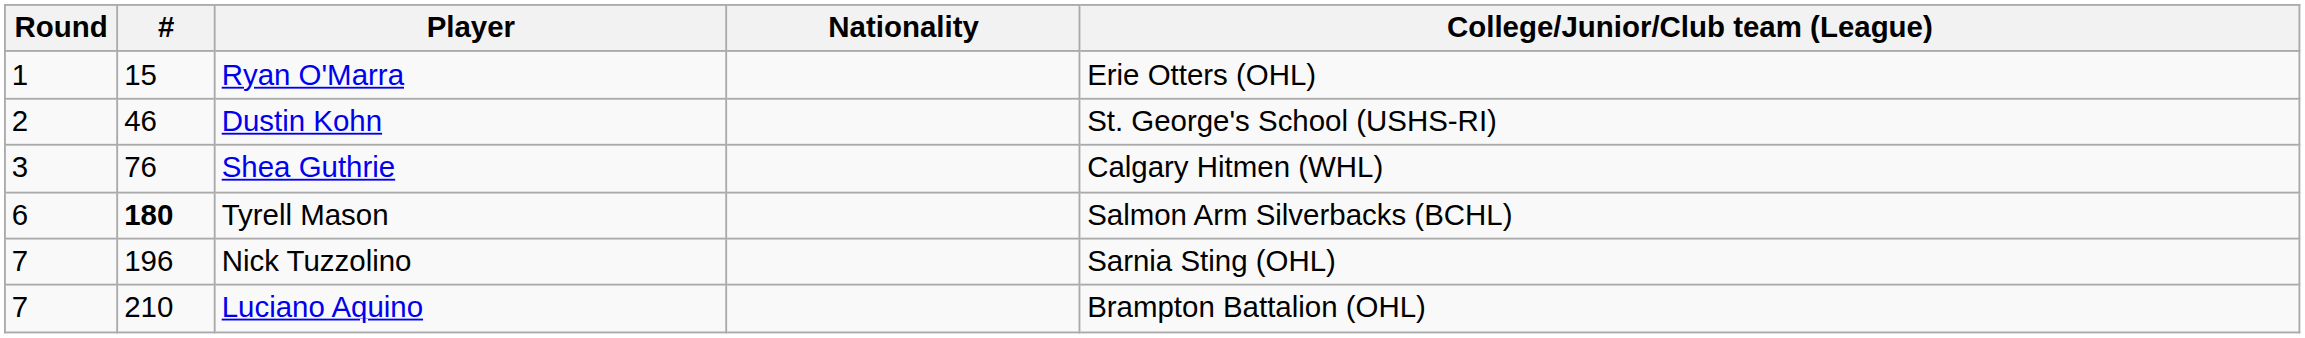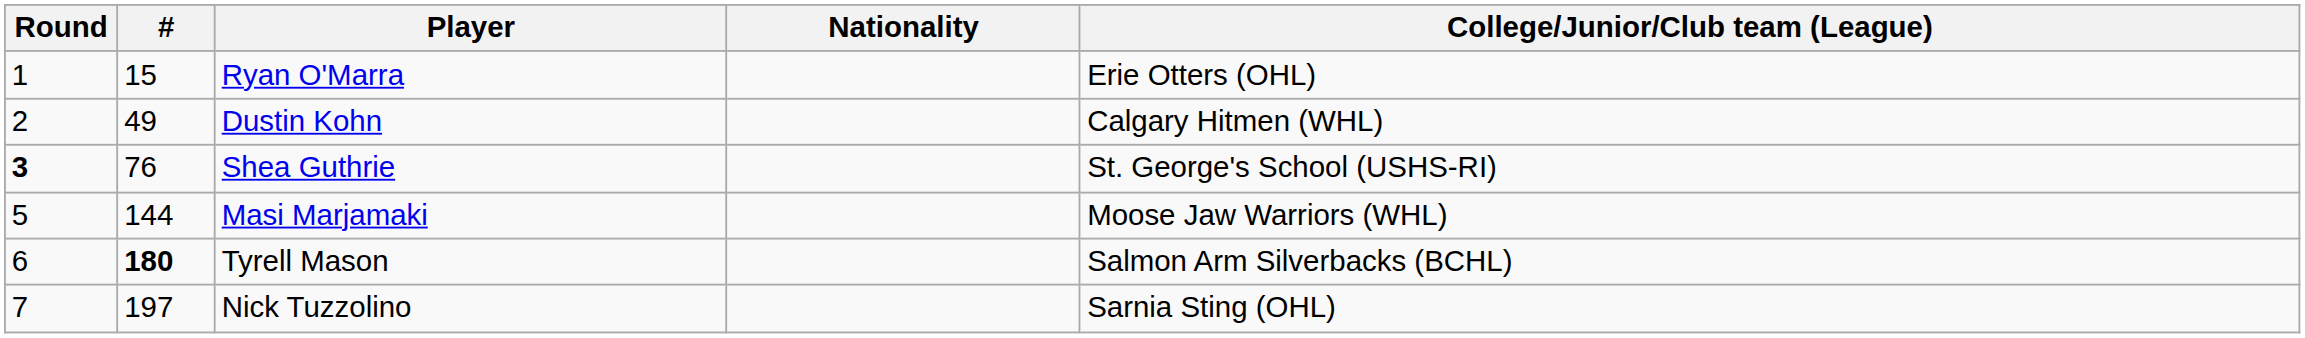(141, 121) 46 -> (141, 121) 49
(1292, 121) St. George's School (USHS-RI) -> (1235, 121) Calgary Hitmen (WHL)
(20, 167) normal -> (20, 167) bold
(1235, 167) Calgary Hitmen (WHL) -> (1292, 167) St. George's School (USHS-RI)
+ row: (325, 214)
(149, 261) 196 -> (149, 307) 197
- row: (322, 307)
